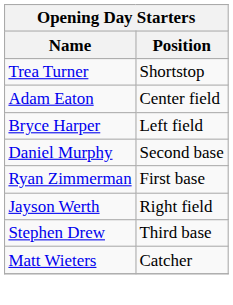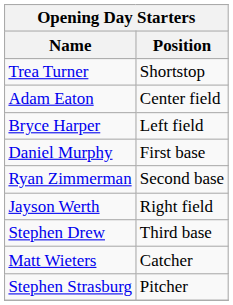(182, 152) Second base -> (173, 152) First base
(172, 179) First base -> (182, 179) Second base
+ row: (70, 286)
